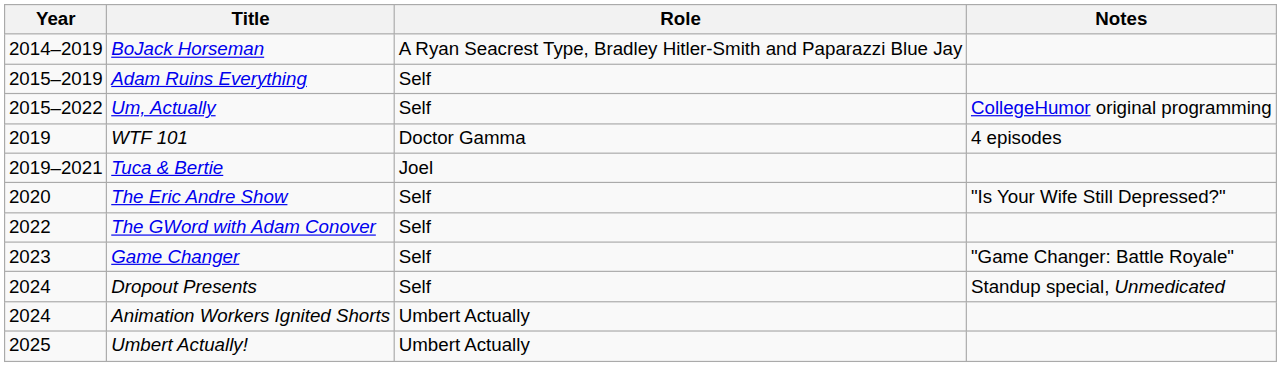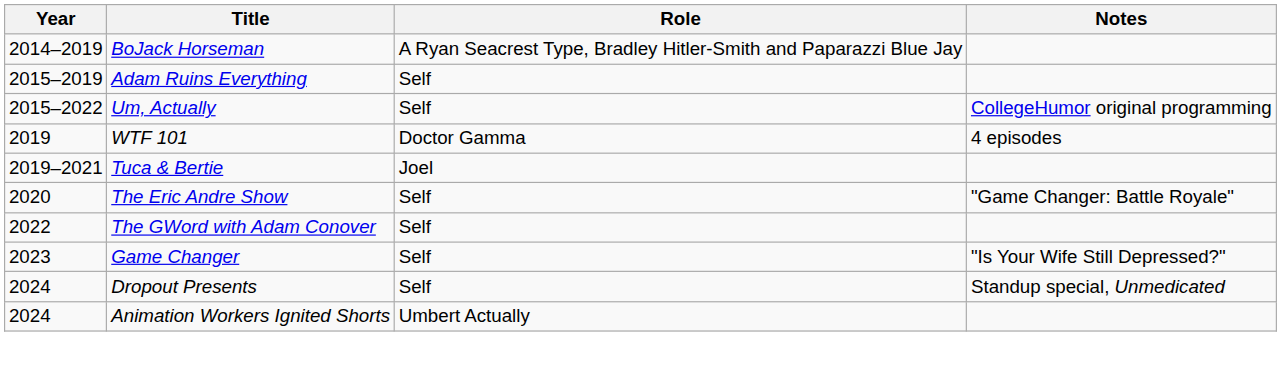(1098, 197) "Is Your Wife Still Depressed?" -> (1102, 197) "Game Changer: Battle Royale"
(1102, 256) "Game Changer: Battle Royale" -> (1098, 256) "Is Your Wife Still Depressed?"
- row: (180, 345)
